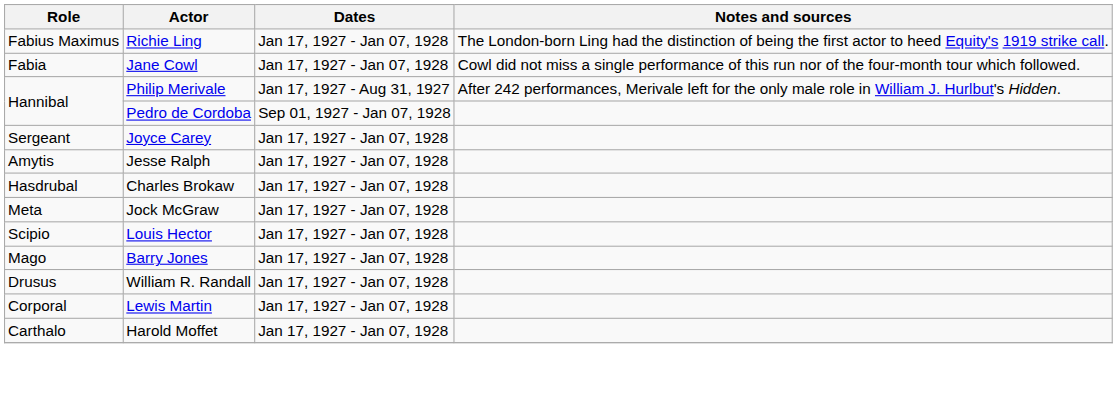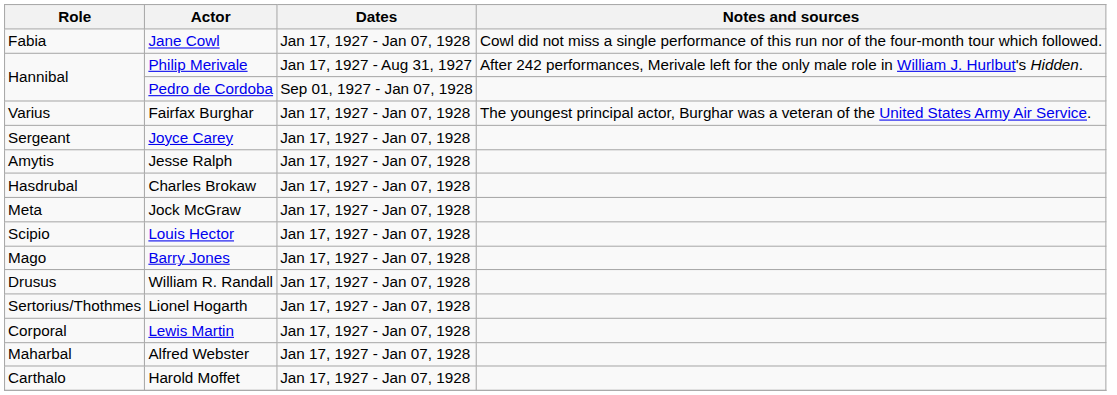- row: (164, 41)
+ row: (201, 113)
+ row: (198, 306)
+ row: (199, 355)
